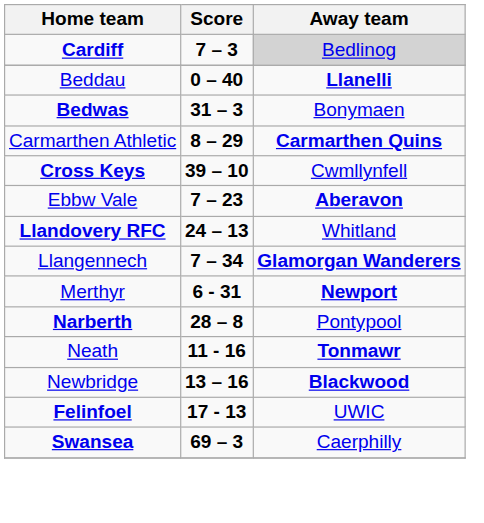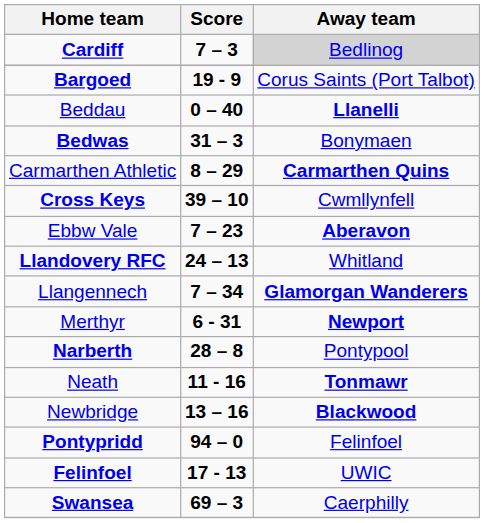+ row: (93, 79)
+ row: (93, 442)
